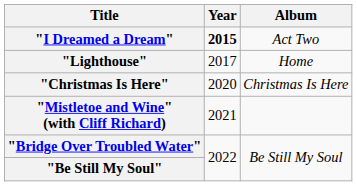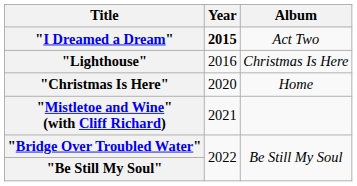(222, 61) 2017 -> (222, 61) 2016
(296, 61) Home -> (296, 61) Christmas Is Here
(296, 84) Christmas Is Here -> (296, 84) Home
